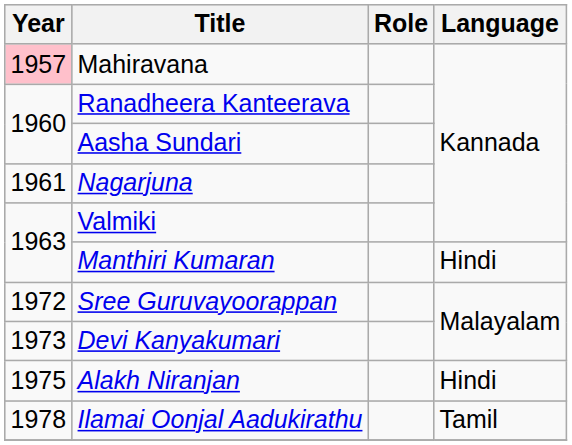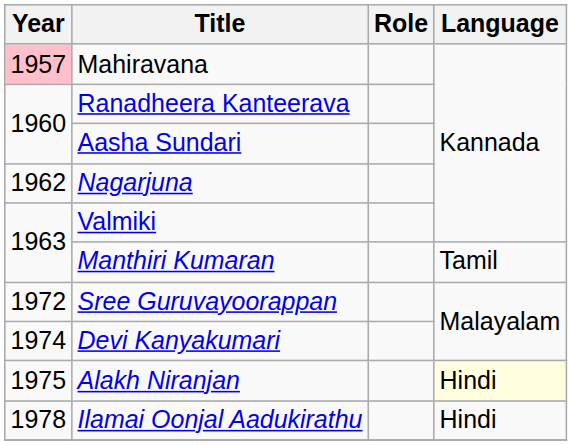(38, 182) 1961 -> (38, 182) 1962
(468, 261) Hindi -> (469, 261) Tamil
(38, 340) 1973 -> (38, 340) 1974
(468, 380) no background -> (468, 380) lightyellow background
(469, 420) Tamil -> (468, 420) Hindi
